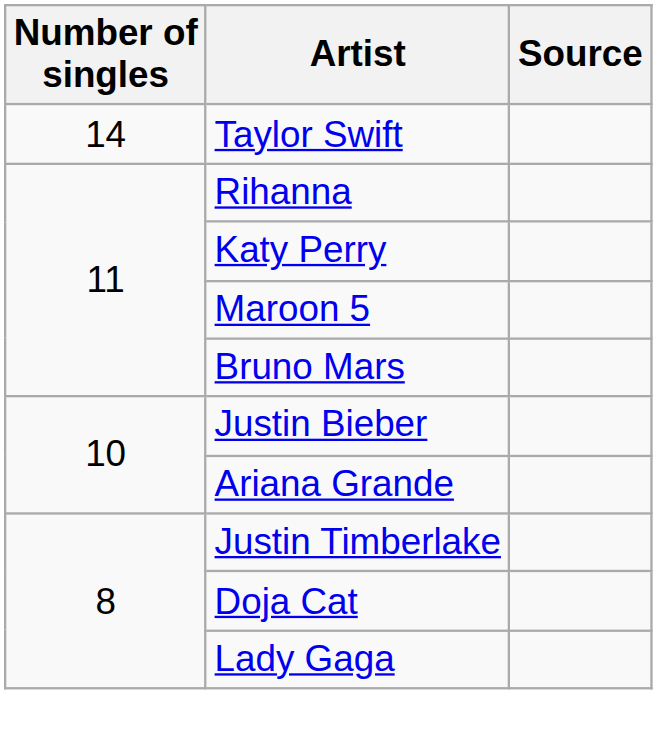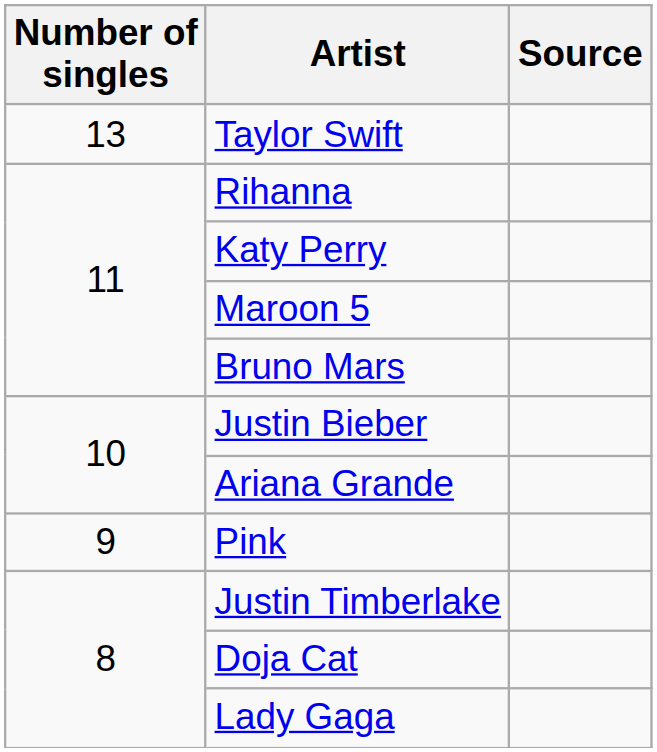(106, 133) 14 -> (106, 133) 13
+ row: (250, 541)
